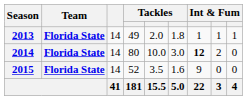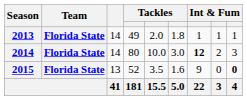(234, 52) 0 -> (234, 52) 3
(115, 69) 14 -> (115, 69) 13
(234, 69) normal -> (234, 69) bold
